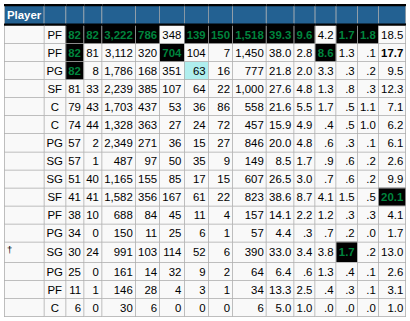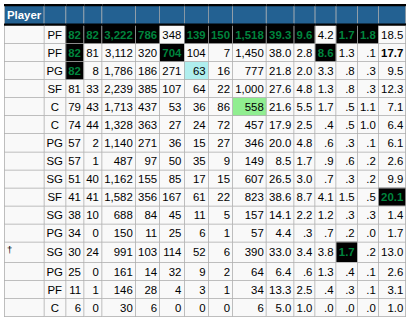(148, 71) 168 -> (148, 71) 186
(172, 71) 351 -> (172, 71) 271
(350, 71) .3 -> (350, 71) .8
(371, 71) .2 -> (371, 71) .3
(118, 107) 1,703 -> (118, 107) 1,713
(254, 107) no background -> (254, 107) lightgreen background
(280, 125) 15.9 -> (280, 125) 17.9
(304, 125) 4.9 -> (304, 125) 2.5
(395, 125) 6.2 -> (395, 125) 6.4
(118, 143) 2,349 -> (118, 143) 1,140
(254, 143) 846 -> (254, 143) 346
(118, 179) 1,165 -> (118, 179) 1,162
(350, 179) .6 -> (350, 179) .3
(55, 215) PF -> (55, 215) SG
(227, 215) 4 -> (227, 215) 5
(395, 215) 4.1 -> (395, 215) 1.4
